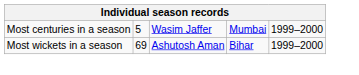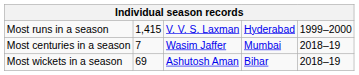+ row: (58, 29)
(138, 29) 5 -> (138, 45) 7
(297, 29) 1999–2000 -> (320, 45) 2018–19
(297, 45) 1999–2000 -> (320, 62) 2018–19
